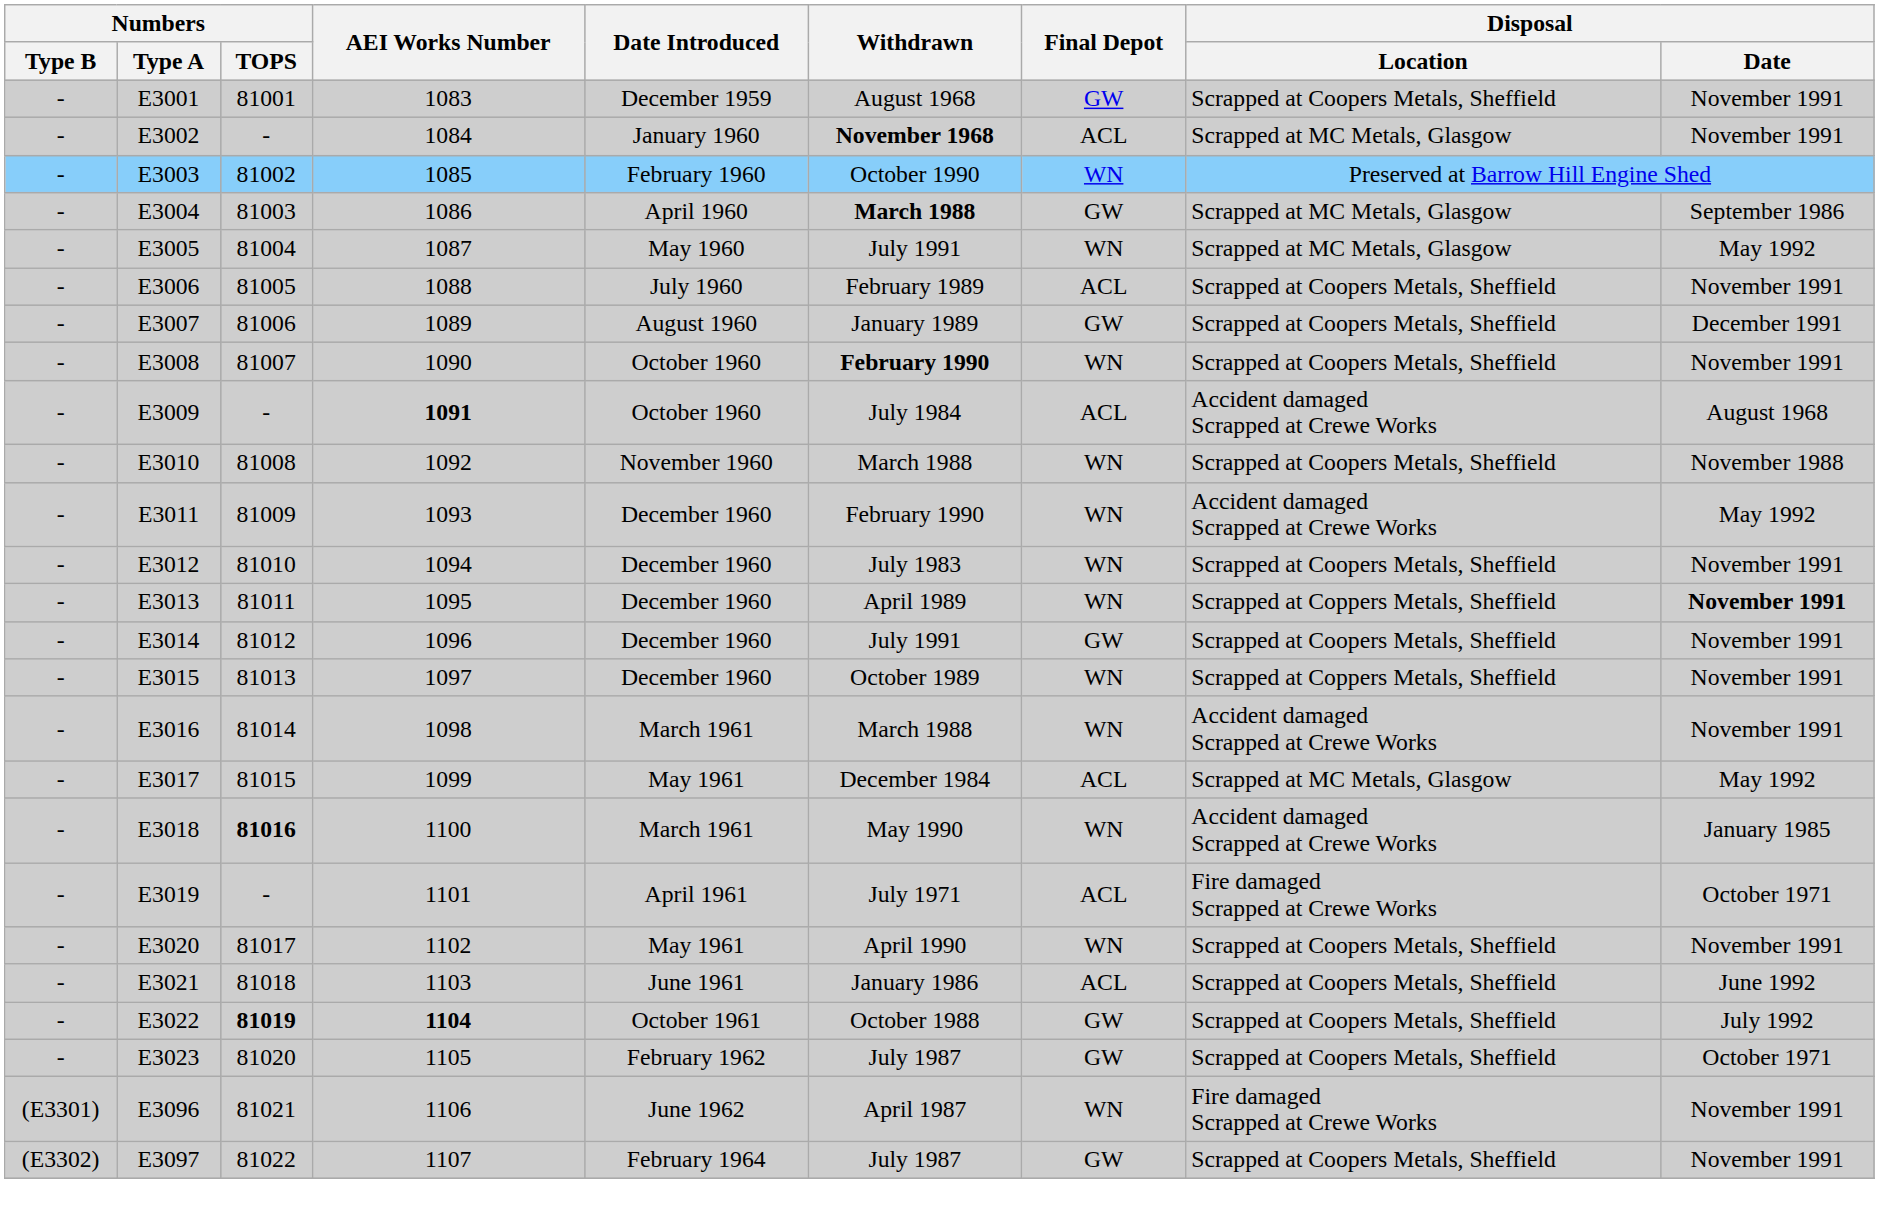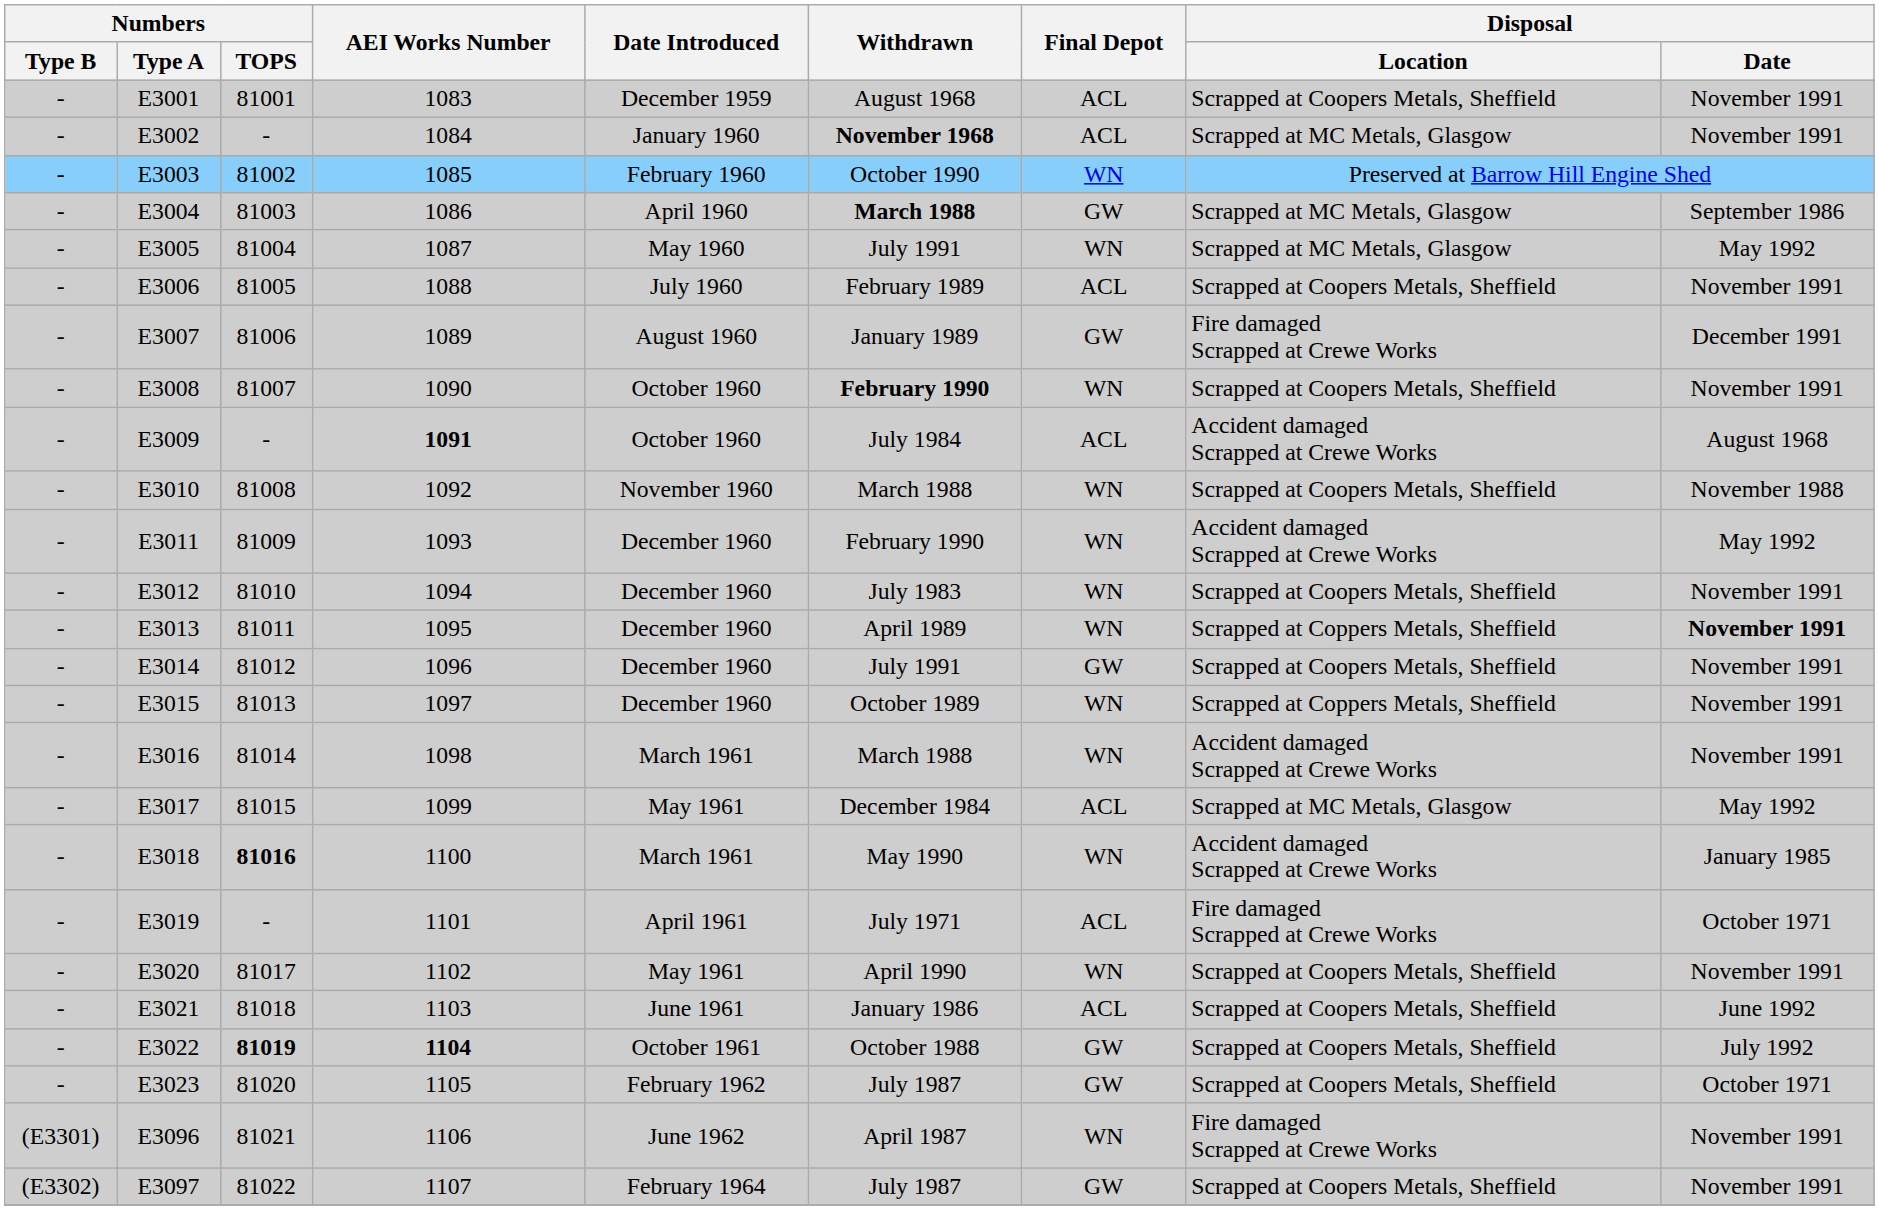(1104, 98) GW -> (1104, 98) ACL
(1374, 323) Scrapped at Coopers Metals, Sheffield -> (1314, 337) Fire damaged Scrapped at Crewe Works
